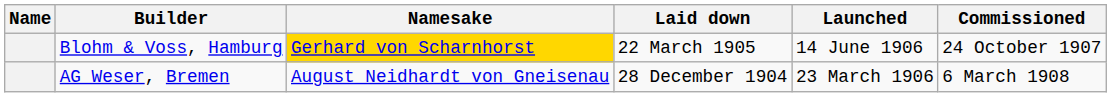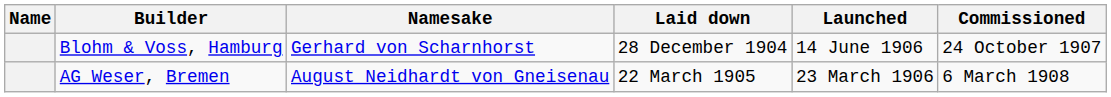(413, 48) gold background -> (413, 48) no background
(687, 48) 22 March 1905 -> (703, 48) 28 December 1904
(703, 77) 28 December 1904 -> (687, 77) 22 March 1905
